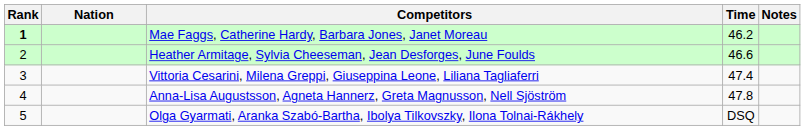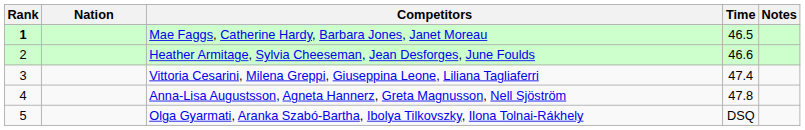(741, 35) 46.2 -> (741, 35) 46.5
